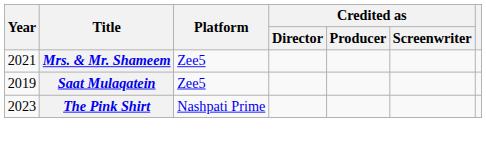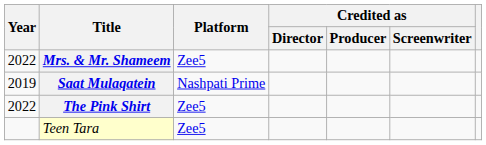(22, 60) 2021 -> (22, 60) 2022
(191, 83) Zee5 -> (221, 83) Nashpati Prime
(22, 106) 2023 -> (22, 106) 2022
(221, 106) Nashpati Prime -> (191, 106) Zee5
+ row: (71, 128)
